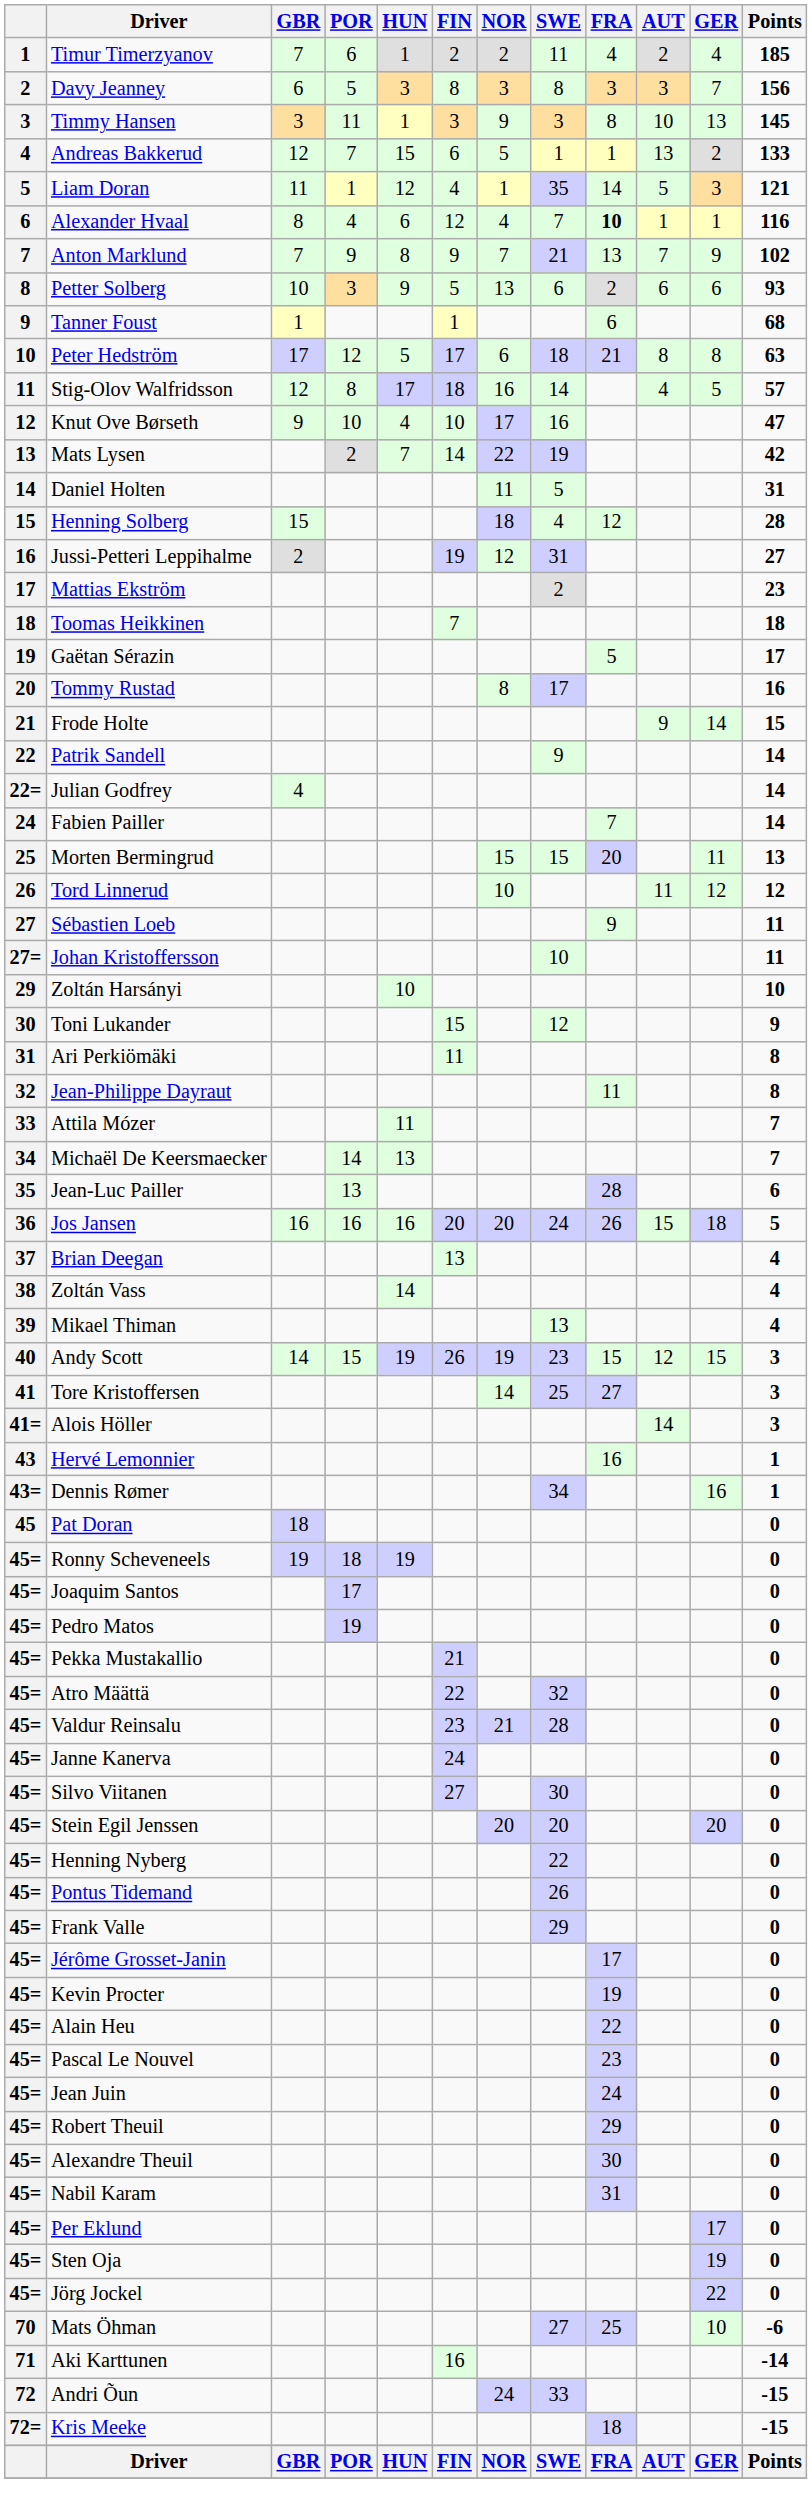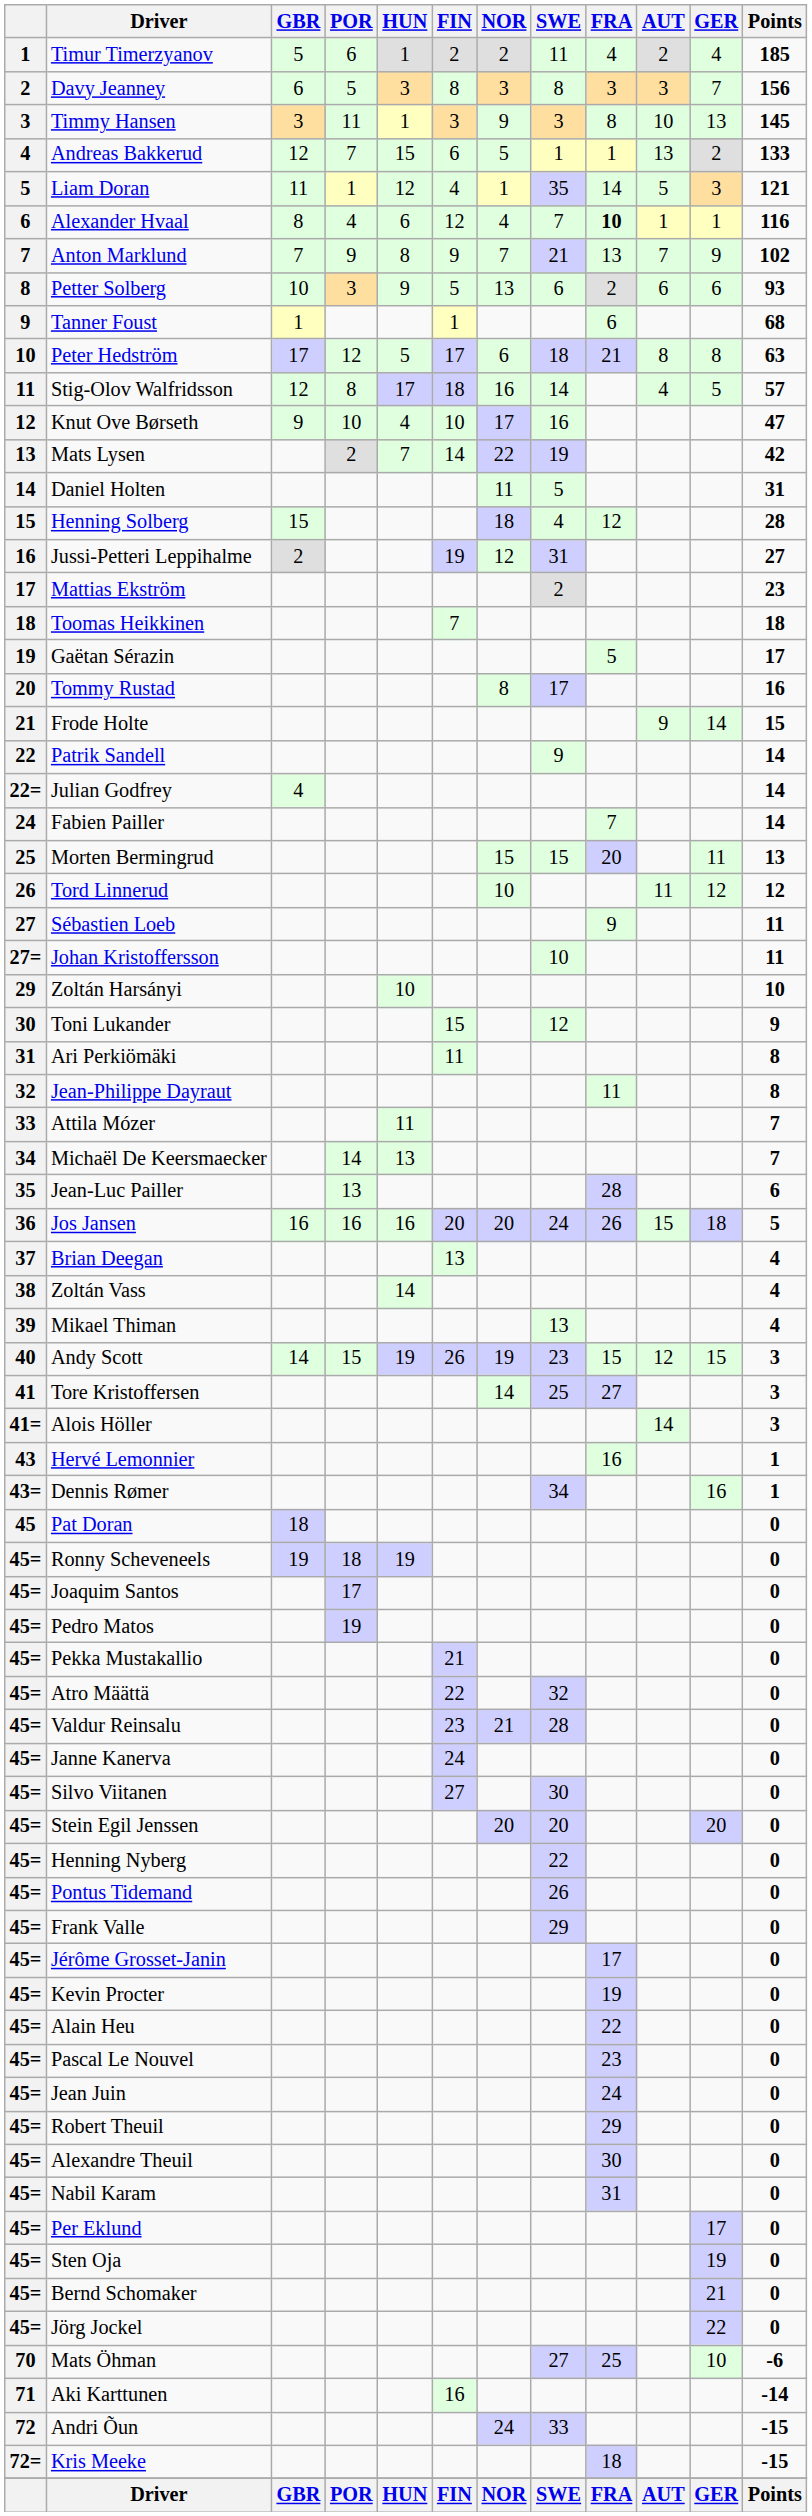(298, 54) 7 -> (298, 54) 5
+ row: (124, 2294)
